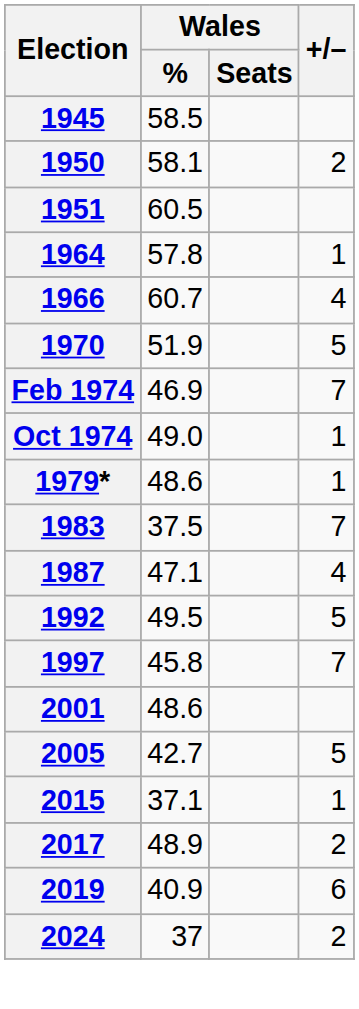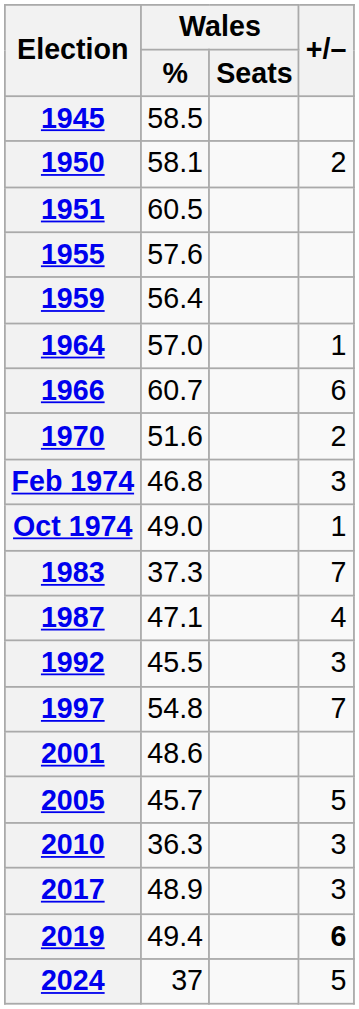+ row: (73, 254)
+ row: (73, 299)
(175, 254) 57.8 -> (175, 345) 57.0
(339, 299) 4 -> (339, 390) 6
(175, 345) 51.9 -> (175, 436) 51.6
(339, 345) 5 -> (339, 436) 2
(175, 390) 46.9 -> (175, 481) 46.8
(339, 390) 7 -> (339, 481) 3
- row: (73, 481)
(175, 526) 37.5 -> (175, 572) 37.3
(175, 617) 49.5 -> (175, 663) 45.5
(339, 617) 5 -> (339, 663) 3
(175, 663) 45.8 -> (175, 708) 54.8
(175, 753) 42.7 -> (175, 799) 45.7
+ row: (73, 844)
- row: (73, 799)
(339, 844) 2 -> (339, 890) 3
(175, 890) 40.9 -> (175, 935) 49.4
(339, 890) normal -> (339, 935) bold
(339, 935) 2 -> (339, 981) 5
